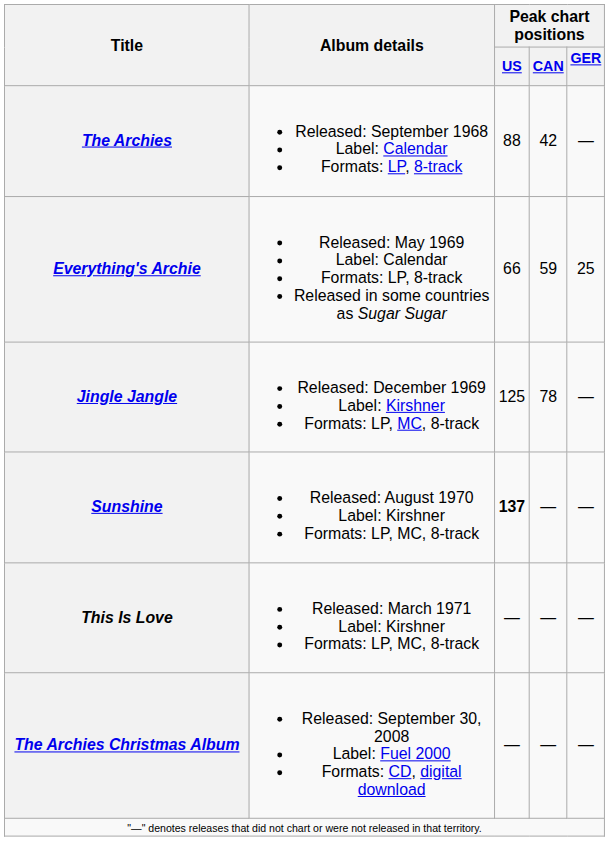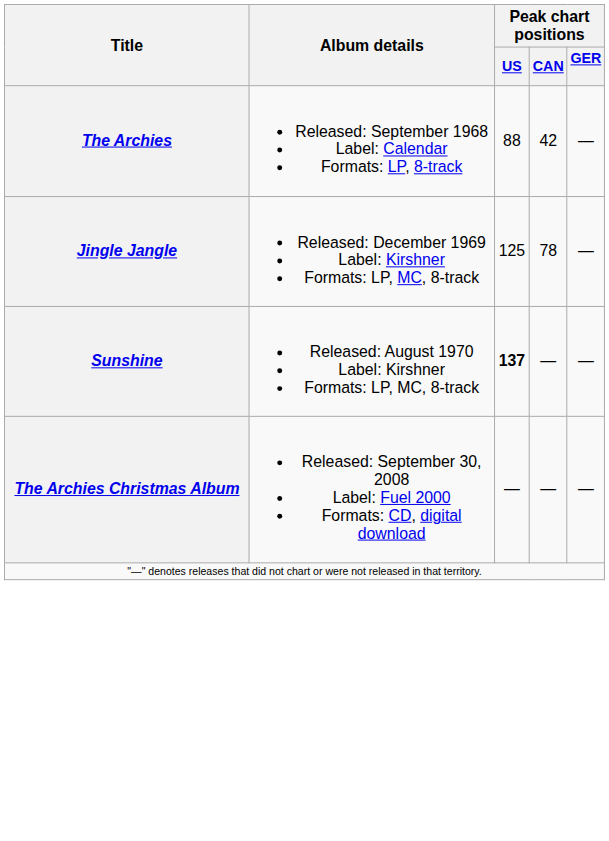- row: (127, 269)
- row: (127, 617)
